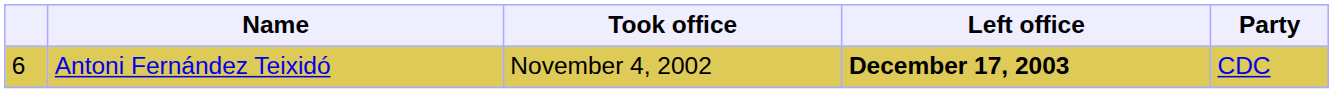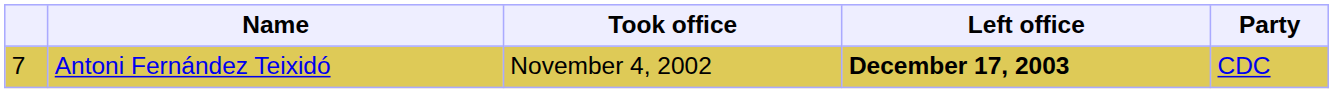(18, 66) 6 -> (18, 66) 7
